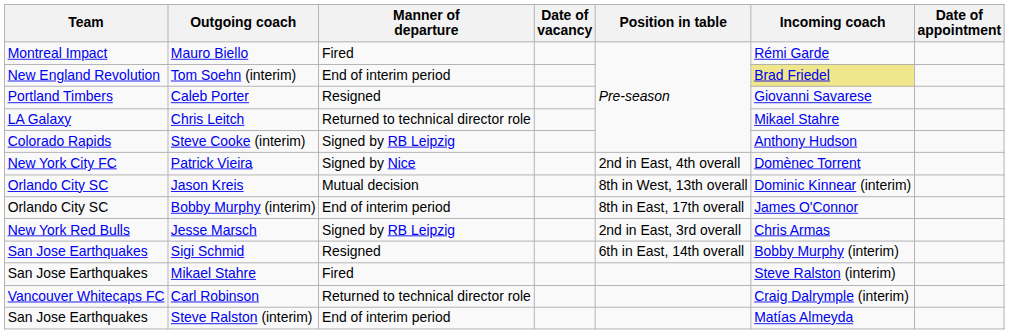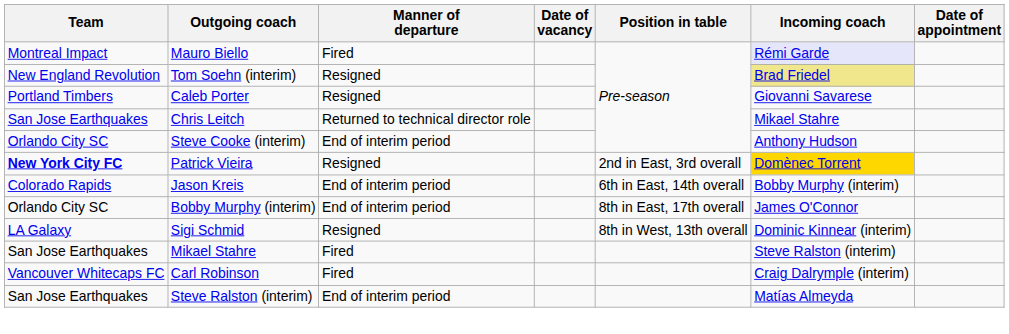(792, 53) no background -> (792, 53) lavender background
(386, 75) End of interim period -> (351, 75) Resigned
(39, 119) LA Galaxy -> (78, 119) San Jose Earthquakes
(59, 141) Colorado Rapids -> (58, 141) Orlando City SC
(388, 141) Signed by RB Leipzig -> (386, 141) End of interim period
(62, 163) normal -> (65, 163) bold
(369, 163) Signed by Nice -> (351, 163) Resigned
(669, 163) 2nd in East, 4th overall -> (670, 163) 2nd in East, 3rd overall
(807, 163) no background -> (807, 163) gold background
(58, 185) Orlando City SC -> (59, 185) Colorado Rapids
(370, 185) Mutual decision -> (386, 185) End of interim period
(673, 185) 8th in West, 13th overall -> (671, 185) 6th in East, 14th overall
(833, 185) Dominic Kinnear (interim) -> (826, 185) Bobby Murphy (interim)
- row: (214, 229)
(78, 251) San Jose Earthquakes -> (39, 229) LA Galaxy
(671, 251) 6th in East, 14th overall -> (673, 229) 8th in West, 13th overall
(826, 251) Bobby Murphy (interim) -> (833, 229) Dominic Kinnear (interim)
(426, 296) Returned to technical director role -> (338, 274) Fired
